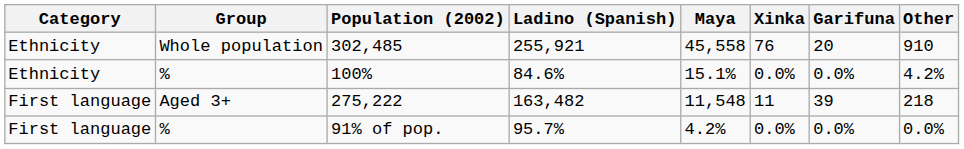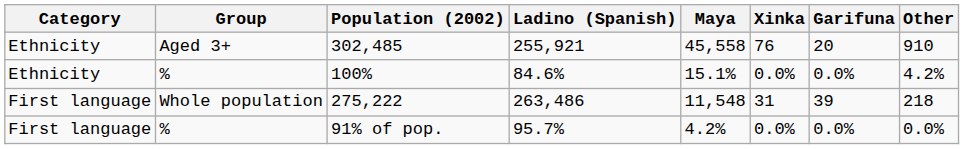(241, 46) Whole population -> (195, 46) Aged 3+
(195, 102) Aged 3+ -> (241, 102) Whole population
(549, 102) 163,482 -> (549, 102) 263,486
(764, 102) 11 -> (764, 102) 31
